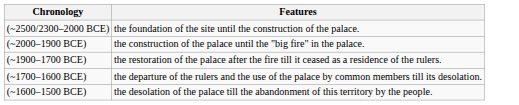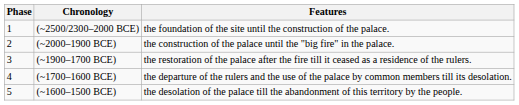+ column: (19, 12)
